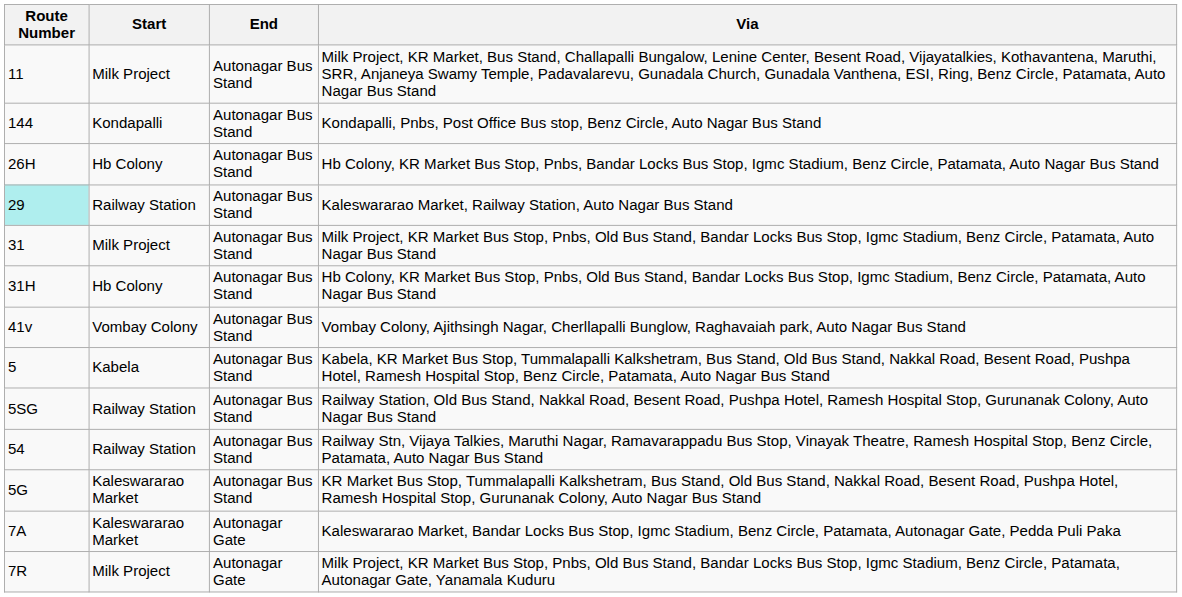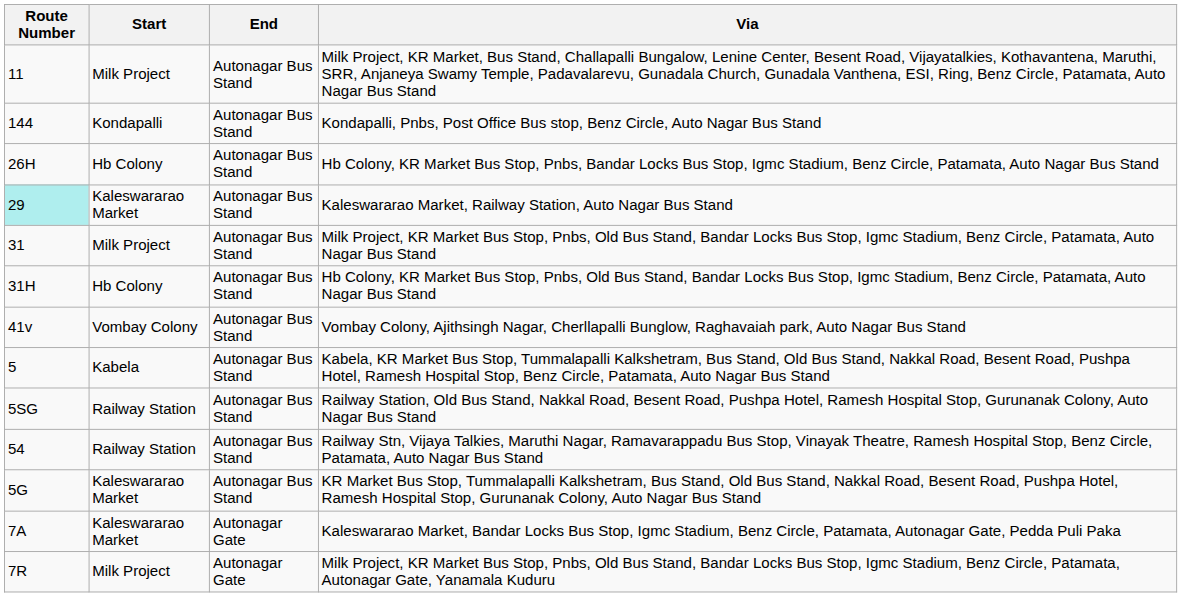(144, 204) Railway Station -> (138, 204) Kaleswararao Market
